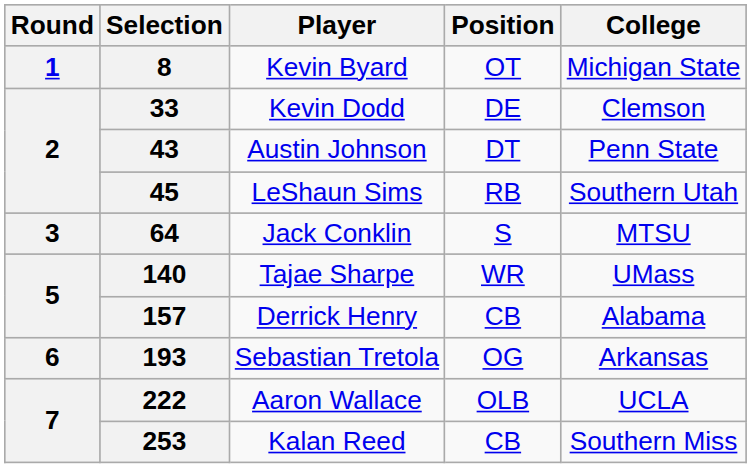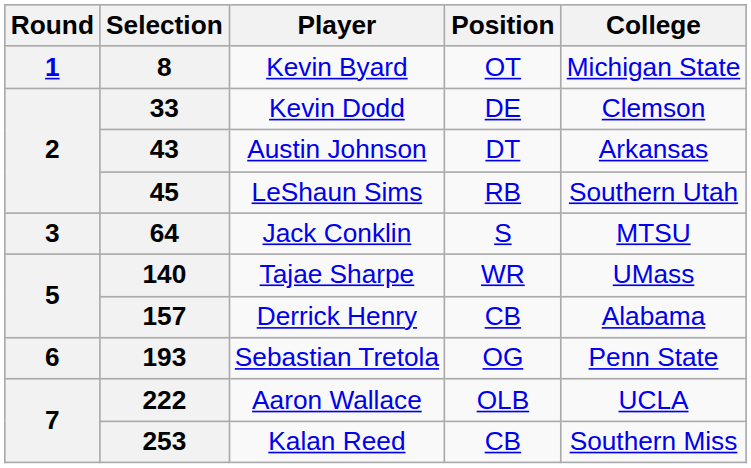(654, 150) Penn State -> (654, 150) Arkansas
(654, 358) Arkansas -> (654, 358) Penn State
